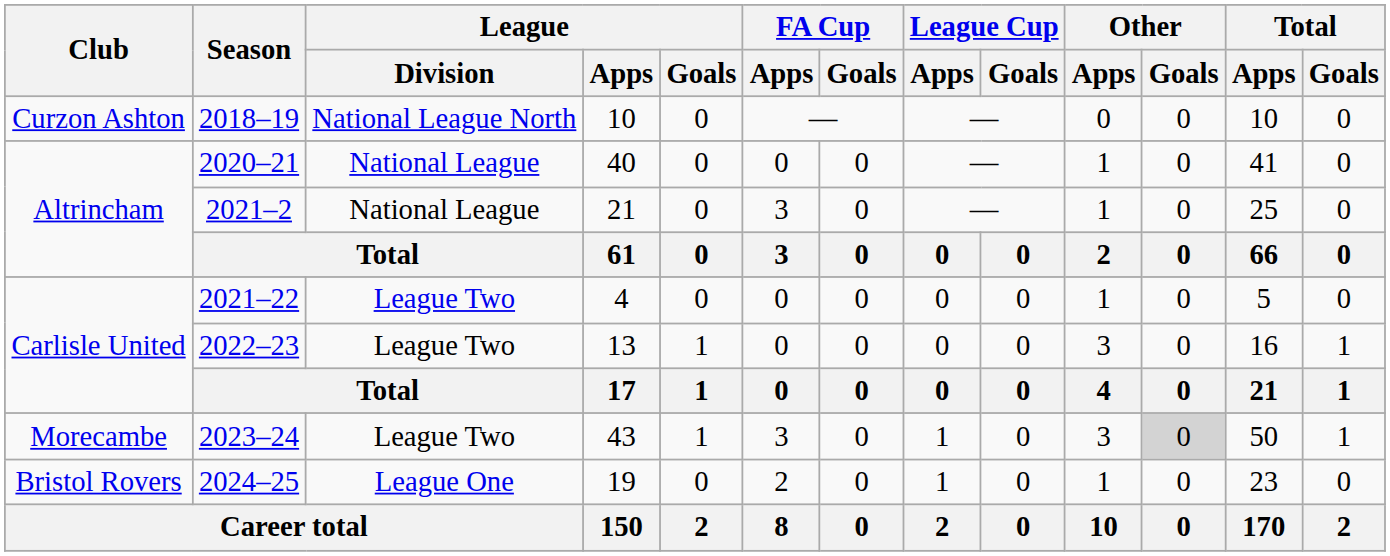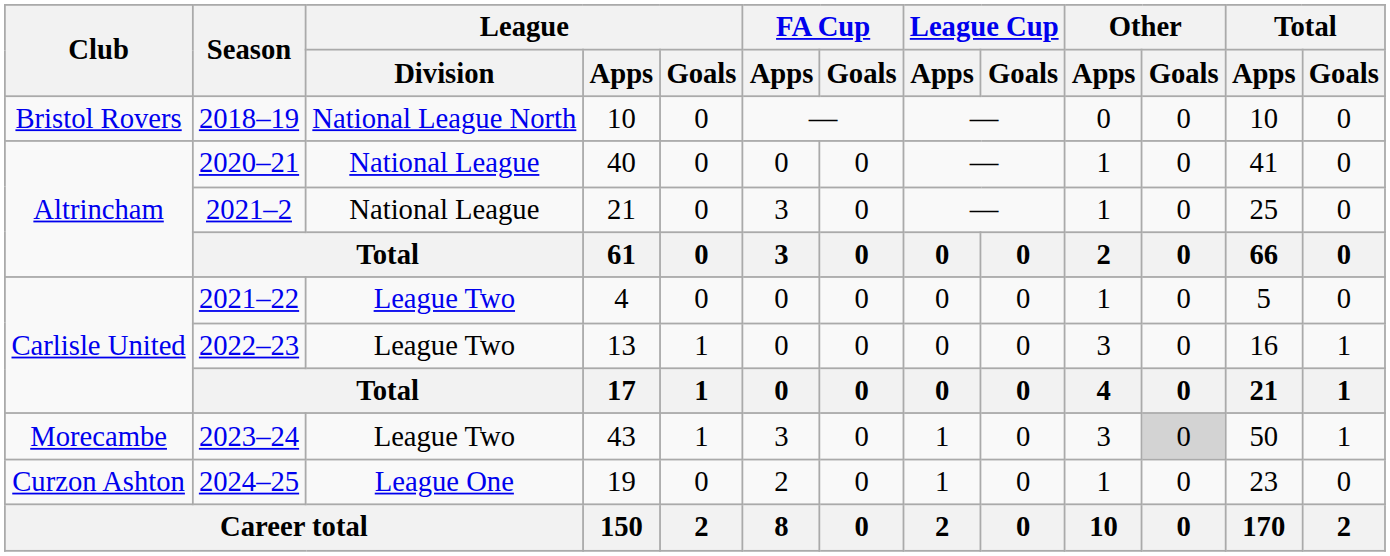(99, 118) Curzon Ashton -> (99, 118) Bristol Rovers
(99, 481) Bristol Rovers -> (99, 481) Curzon Ashton
